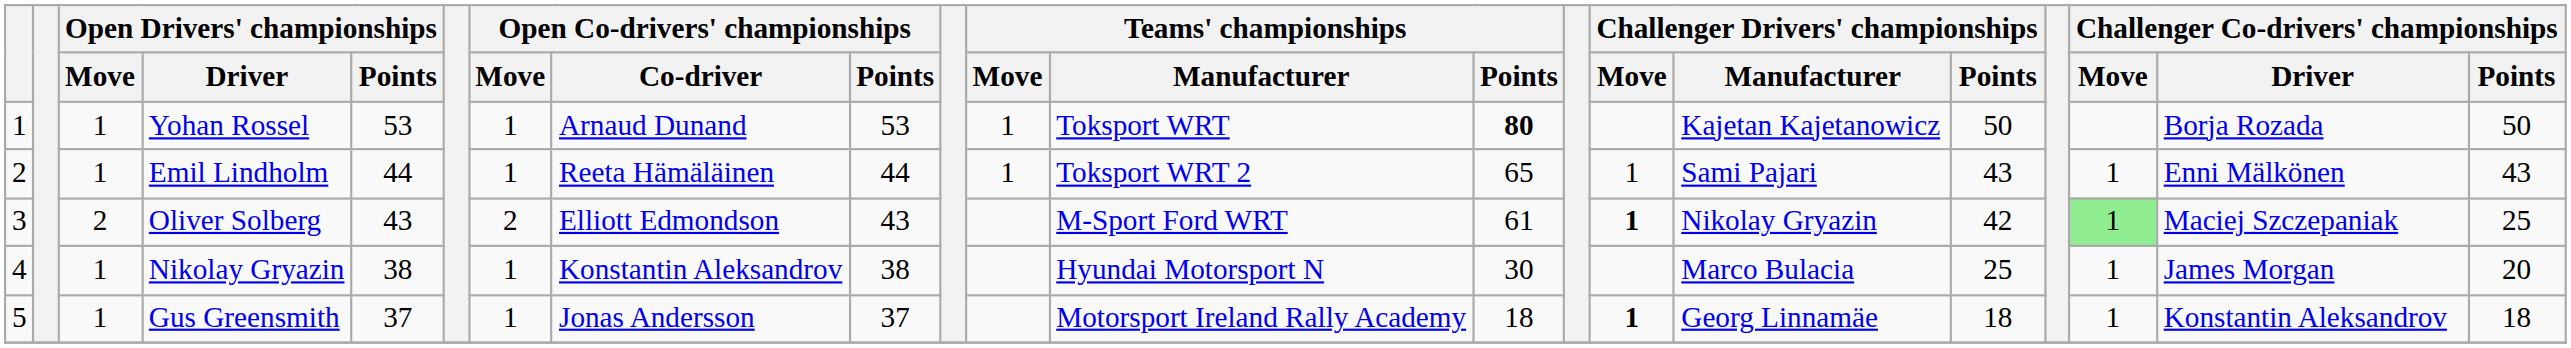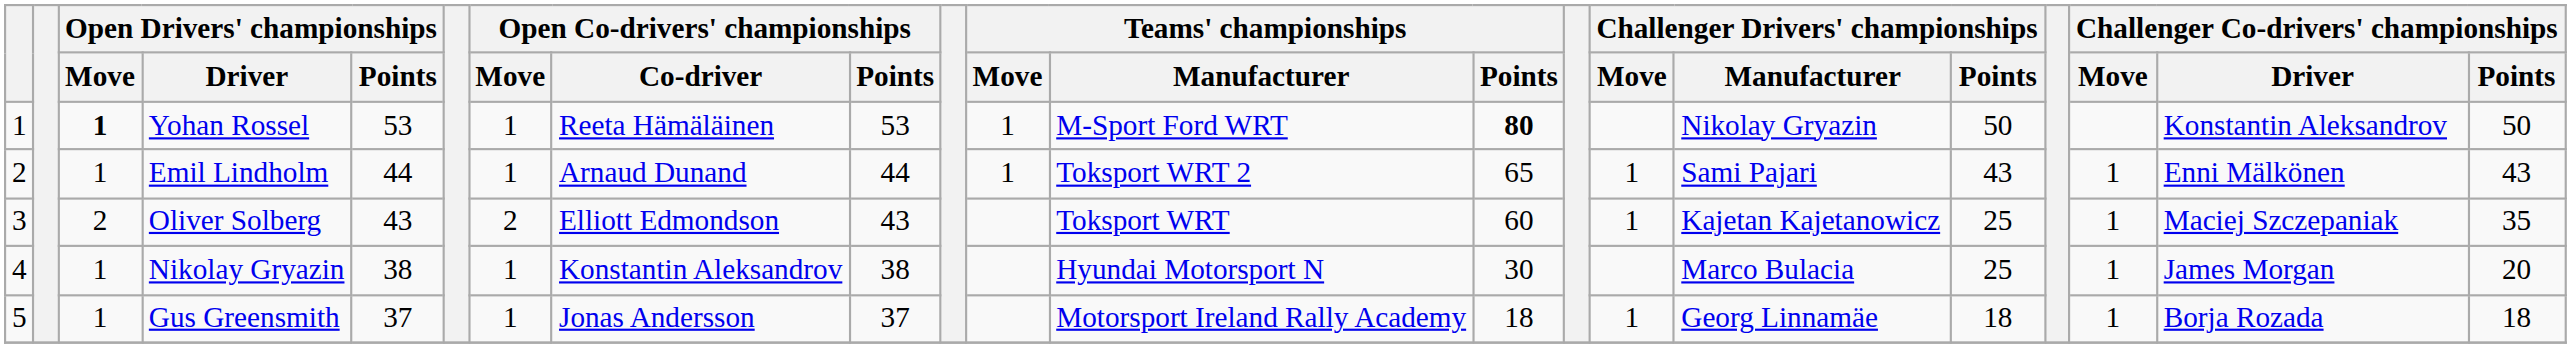(100, 124) normal -> (100, 124) bold
(653, 124) Arnaud Dunand -> (667, 124) Reeta Hämäläinen
(1143, 124) Toksport WRT -> (1172, 124) M-Sport Ford WRT
(1811, 124) Kajetan Kajetanowicz -> (1779, 124) Nikolay Gryazin
(2244, 124) Borja Rozada -> (2305, 124) Konstantin Aleksandrov
(667, 172) Reeta Hämäläinen -> (653, 172) Arnaud Dunand
(1172, 221) M-Sport Ford WRT -> (1143, 221) Toksport WRT
(1519, 221) 61 -> (1519, 221) 60
(1632, 221) bold -> (1632, 221) normal
(1779, 221) Nikolay Gryazin -> (1811, 221) Kajetan Kajetanowicz
(1998, 221) 42 -> (1998, 221) 25
(2113, 221) lightgreen background -> (2113, 221) no background
(2517, 221) 25 -> (2517, 221) 35
(1632, 317) bold -> (1632, 317) normal
(2305, 317) Konstantin Aleksandrov -> (2244, 317) Borja Rozada
